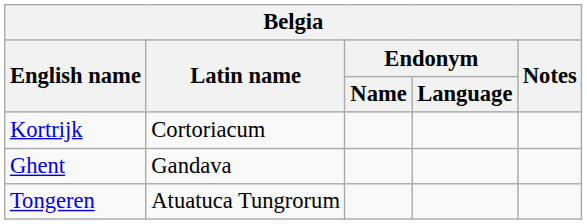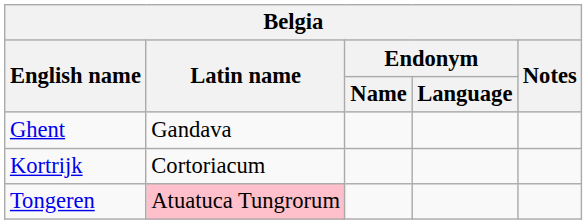rows swapped: (37, 165) <-> (46, 129)
(246, 201) no background -> (246, 201) pink background
